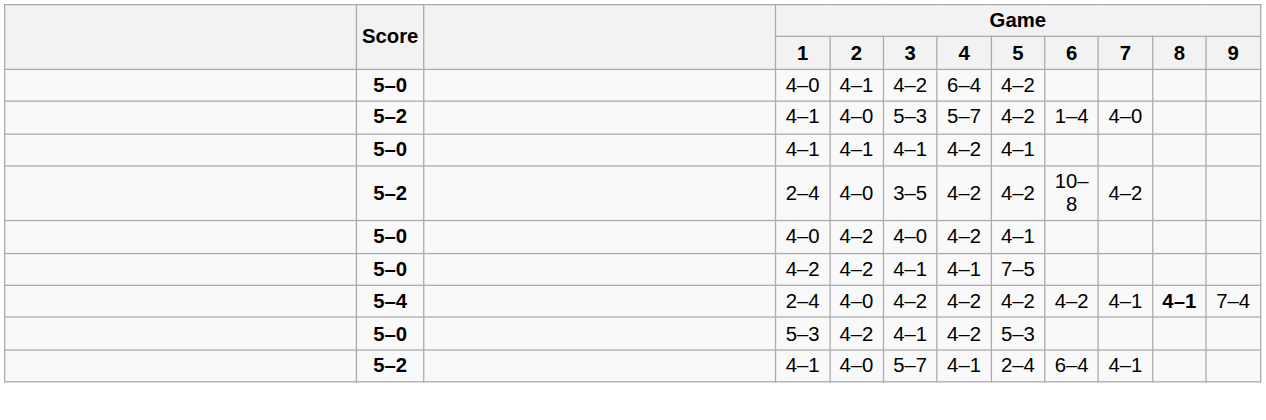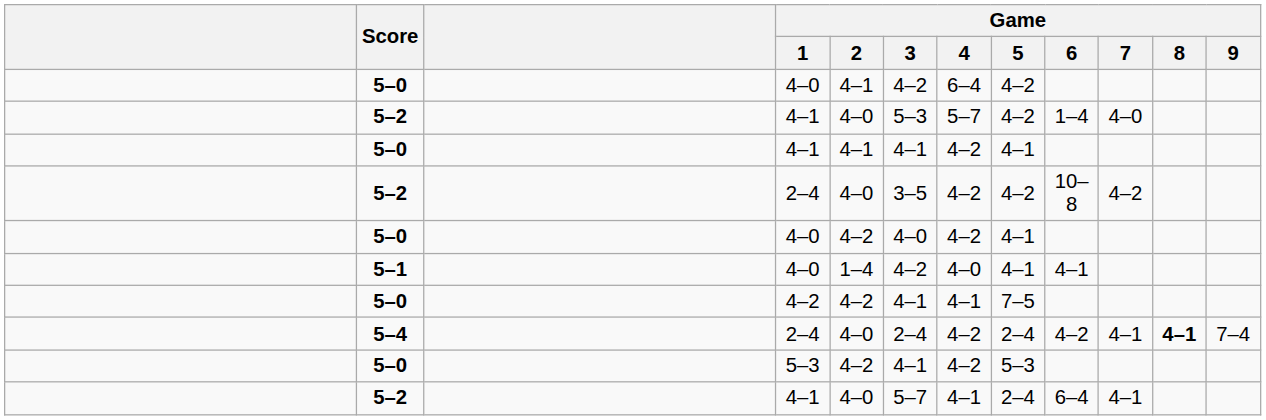+ row: (390, 269)
(910, 301) 4–2 -> (910, 333) 2–4
(1018, 301) 4–2 -> (1018, 333) 2–4
